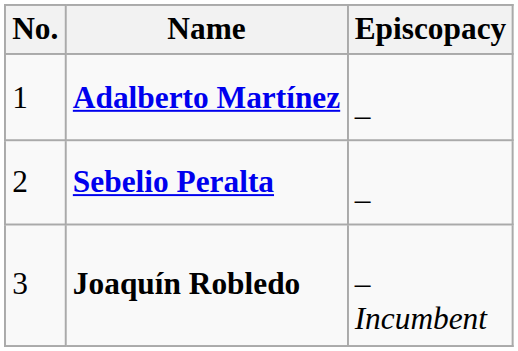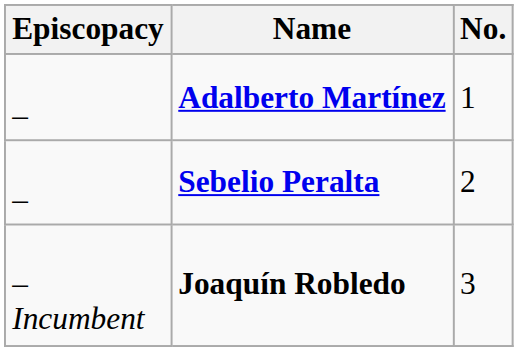columns swapped: (35, 29) <-> (430, 29)
